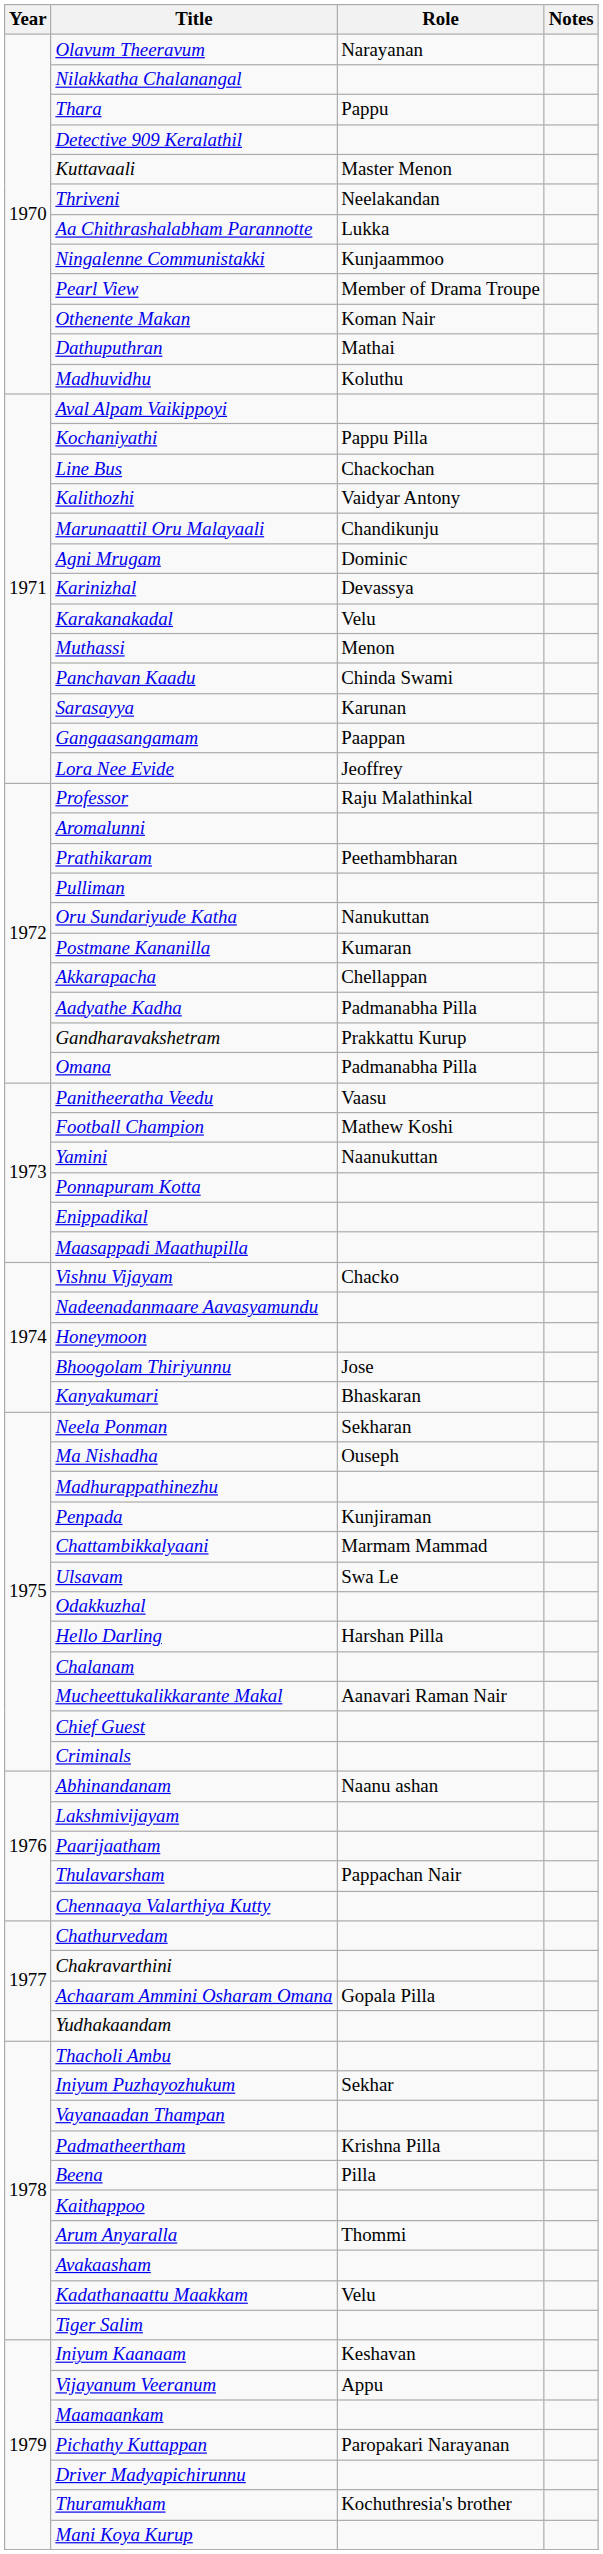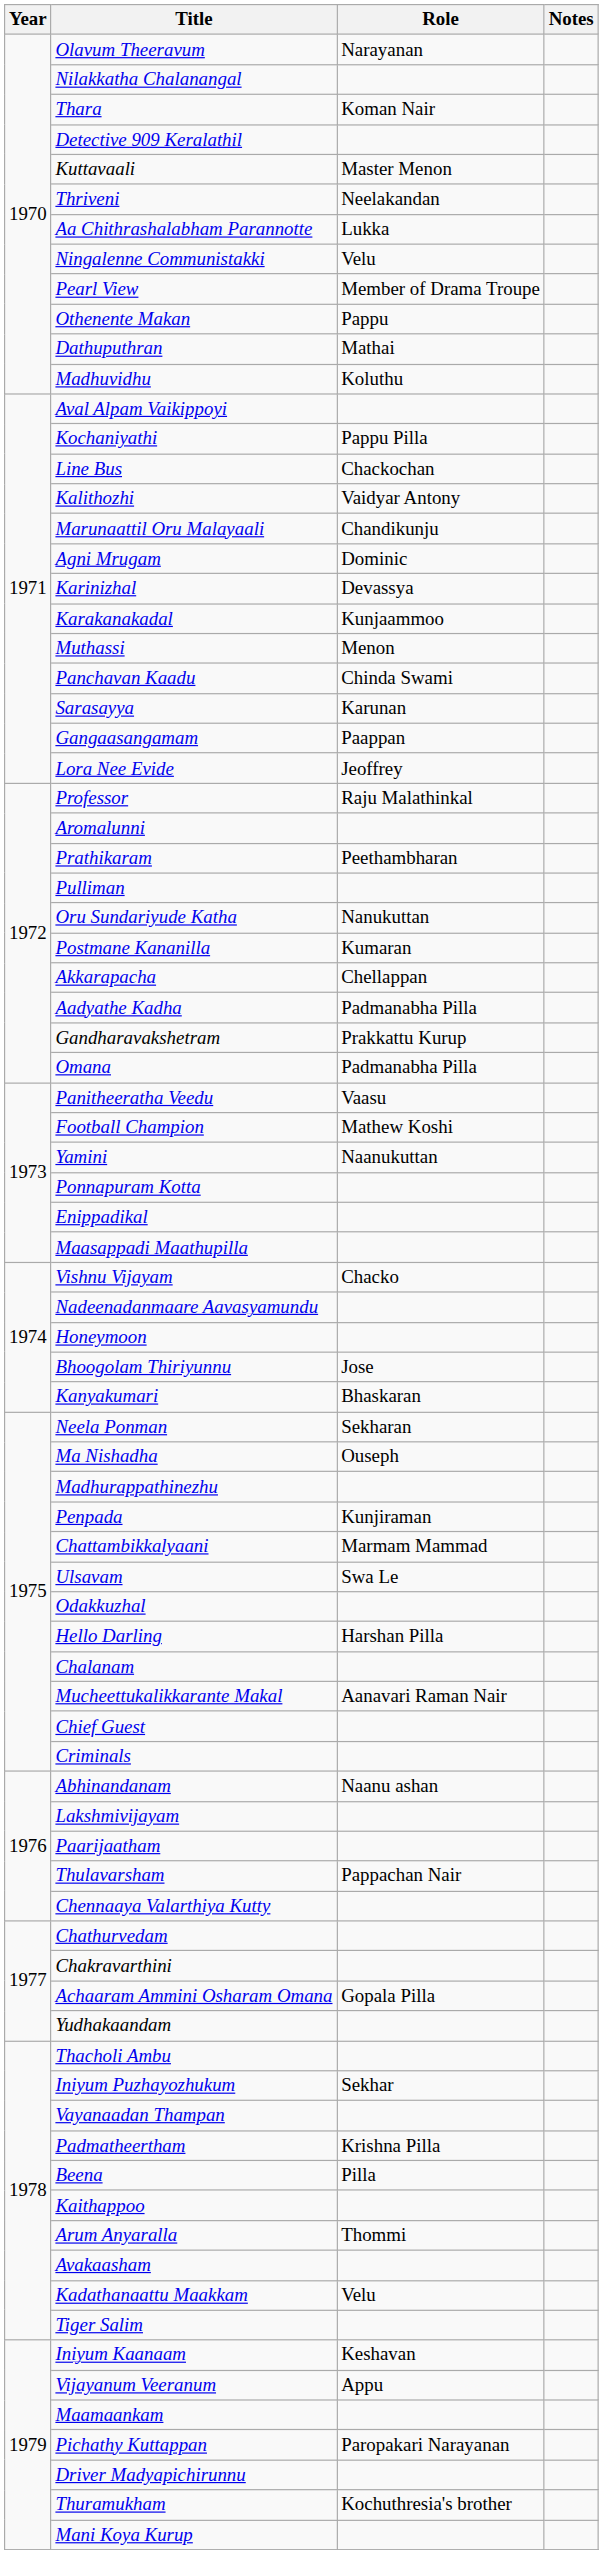(365, 109) Pappu -> (388, 109) Koman Nair
(393, 259) Kunjaammoo -> (358, 259) Velu
(388, 318) Koman Nair -> (365, 318) Pappu
(358, 618) Velu -> (393, 618) Kunjaammoo
